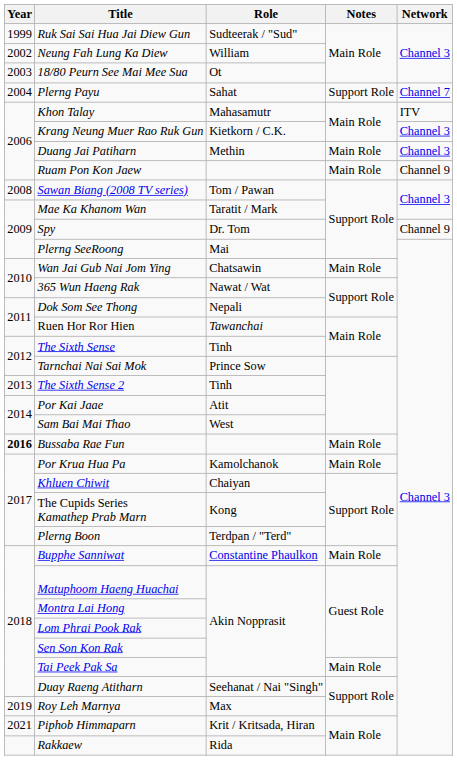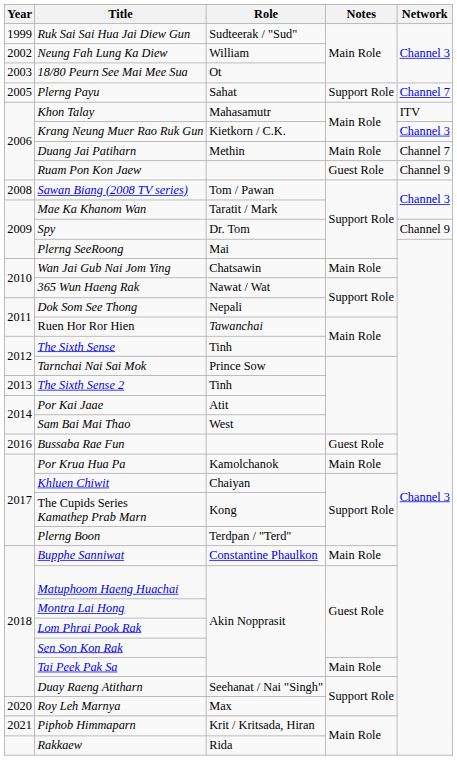(20, 92) 2004 -> (20, 92) 2005
(425, 151) Channel 3 -> (425, 151) Channel 7
(355, 170) Main Role -> (356, 170) Guest Role
(20, 444) bold -> (20, 444) normal
(355, 444) Main Role -> (356, 444) Guest Role
(20, 706) 2019 -> (20, 706) 2020
